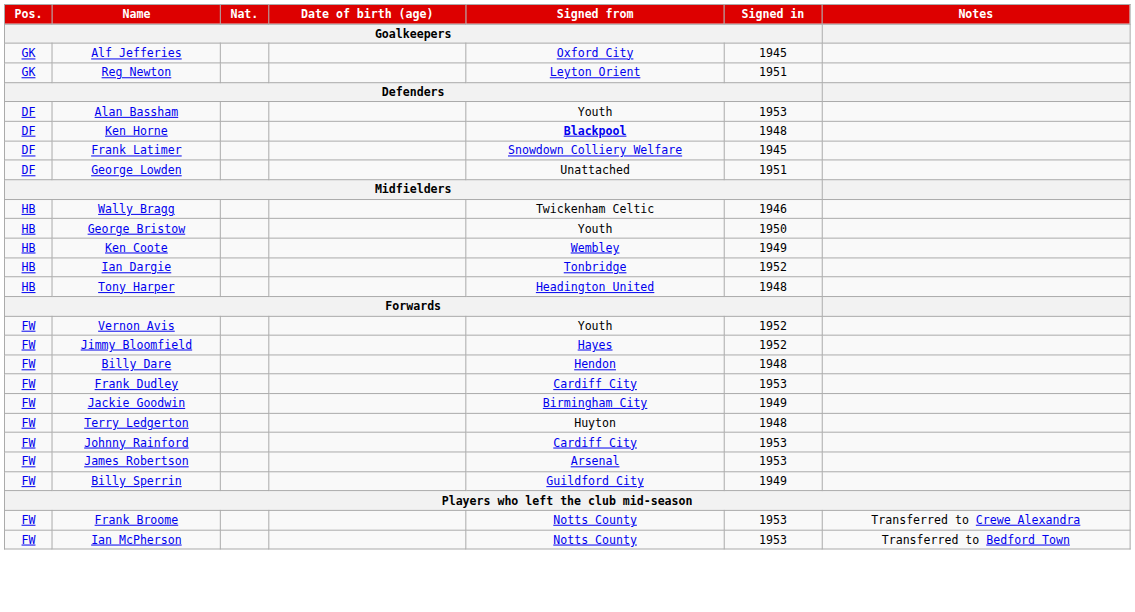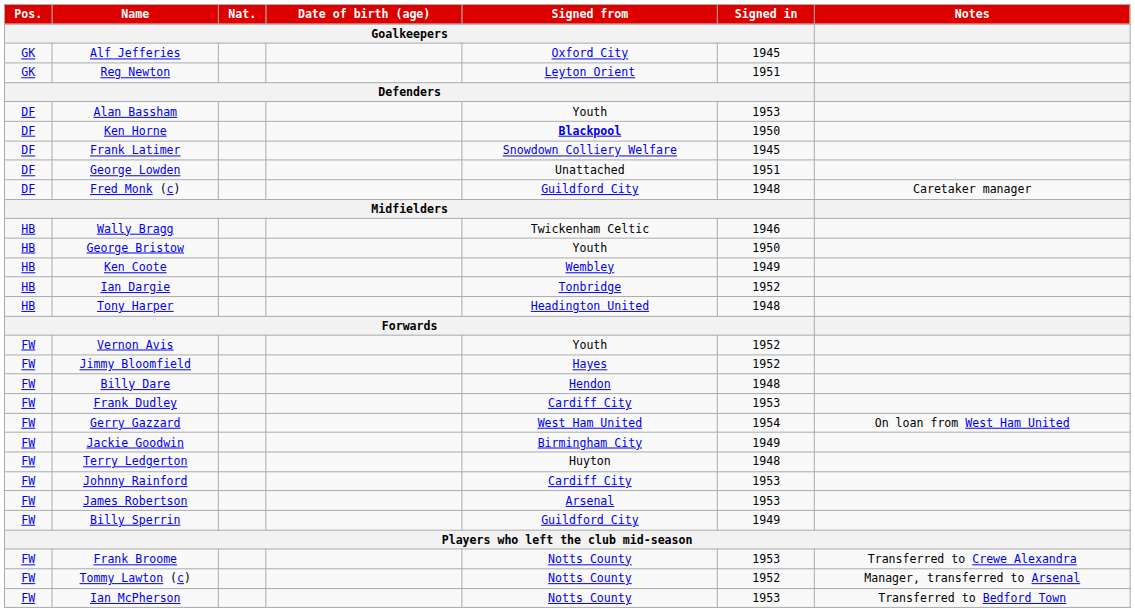(773, 131) 1948 -> (766, 131) 1950
+ row: (135, 189)
+ row: (135, 423)
+ row: (135, 578)
